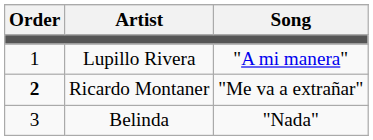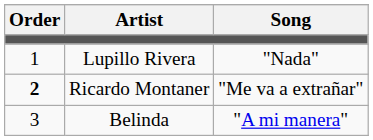(291, 59) "A mi manera" -> (291, 59) "Nada"
(291, 119) "Nada" -> (291, 119) "A mi manera"
